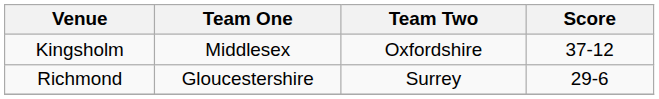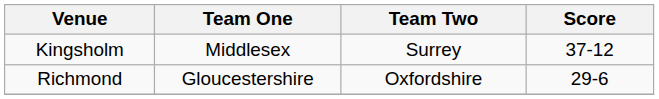(433, 49) Oxfordshire -> (433, 49) Surrey
(433, 79) Surrey -> (433, 79) Oxfordshire
